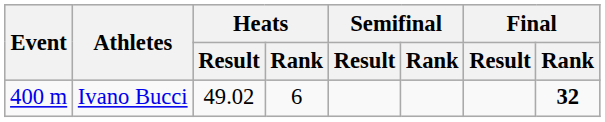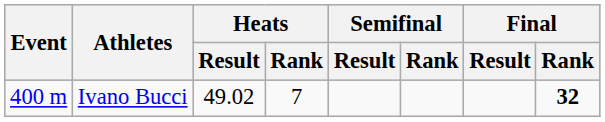(297, 98) 6 -> (297, 98) 7
